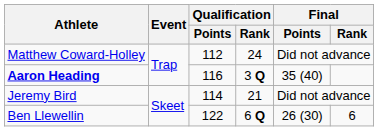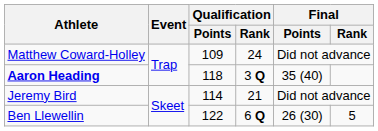(212, 55) 112 -> (212, 55) 109
(212, 75) 116 -> (212, 75) 118
(352, 116) 6 -> (352, 116) 5
